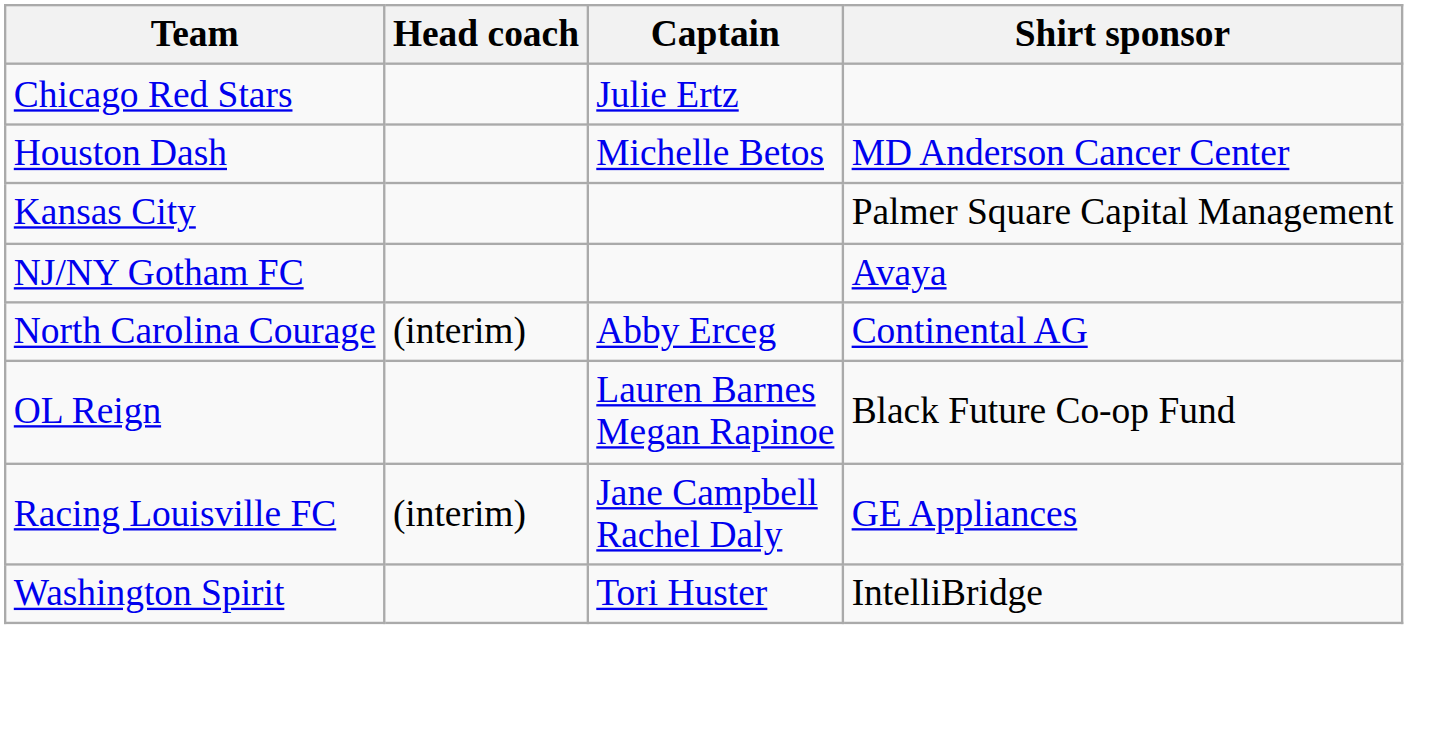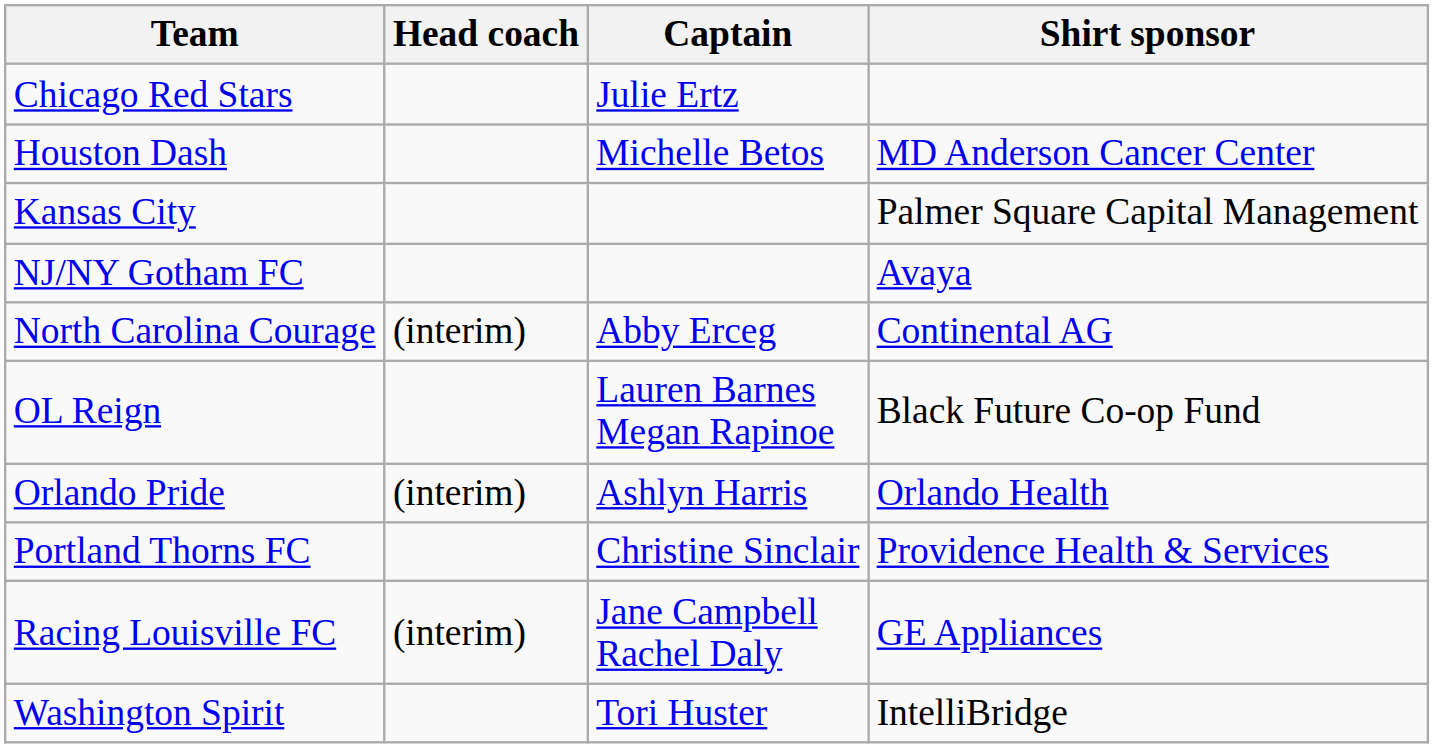+ row: (119, 491)
+ row: (162, 551)
